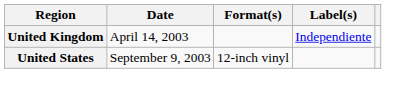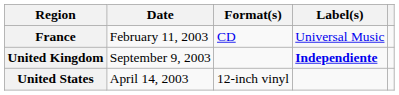+ row: (55, 36)
(149, 36) April 14, 2003 -> (160, 57) September 9, 2003
(333, 36) normal -> (336, 57) bold
(160, 57) September 9, 2003 -> (149, 79) April 14, 2003
